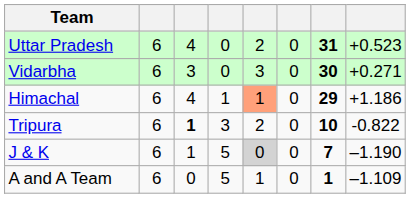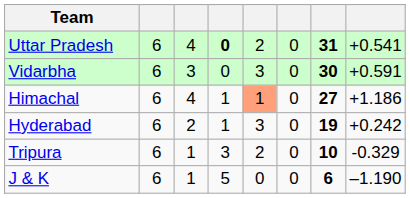(225, 44) normal -> (225, 44) bold
(376, 44) +0.523 -> (376, 44) +0.541
(376, 71) +0.271 -> (376, 71) +0.591
(328, 98) 29 -> (328, 98) 27
+ row: (50, 125)
(191, 125) bold -> (191, 152) normal
(376, 125) -0.822 -> (376, 152) -0.329
(260, 152) lightgrey background -> (260, 179) no background
(328, 152) 7 -> (328, 179) 6
- row: (60, 179)
